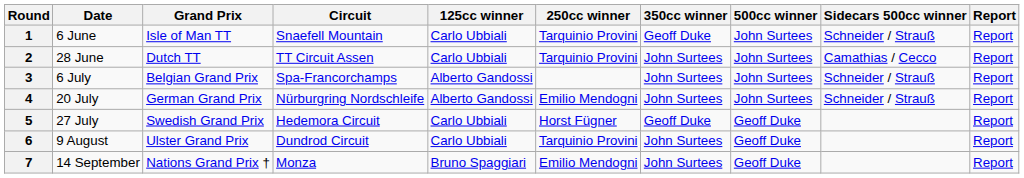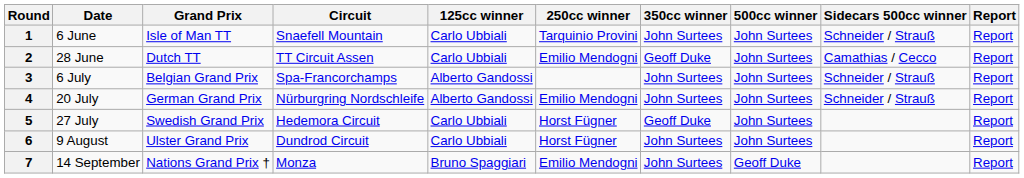(677, 36) Geoff Duke -> (683, 36) John Surtees
(588, 57) Tarquinio Provini -> (588, 57) Emilio Mendogni
(683, 57) John Surtees -> (677, 57) Geoff Duke
(767, 120) Geoff Duke -> (773, 120) John Surtees
(588, 141) Tarquinio Provini -> (578, 141) Horst Fügner
(767, 141) Geoff Duke -> (773, 141) John Surtees
